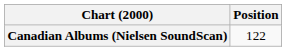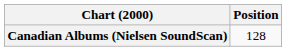(256, 35) 122 -> (256, 35) 128
